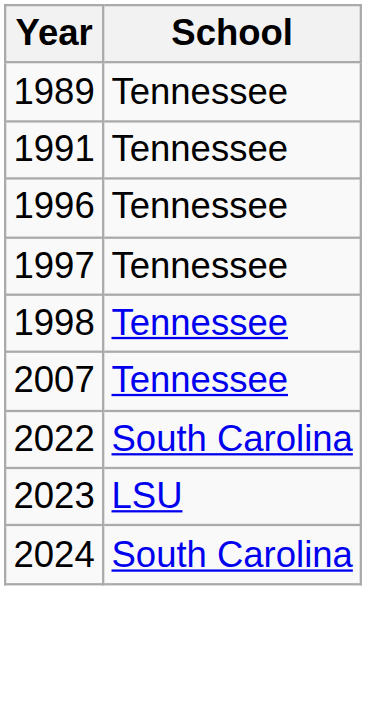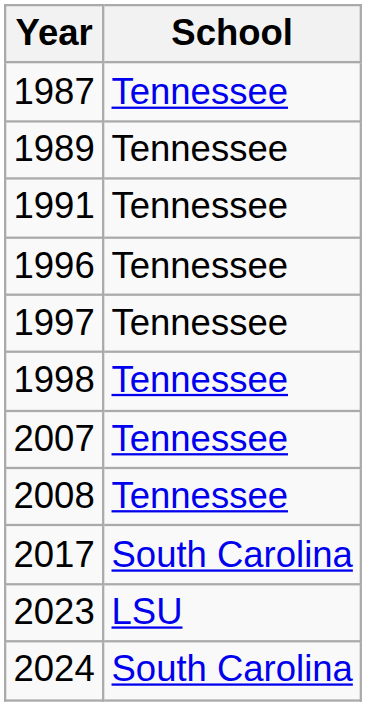+ row: (54, 91)
+ row: (54, 496)
+ row: (54, 554)
- row: (54, 438)
